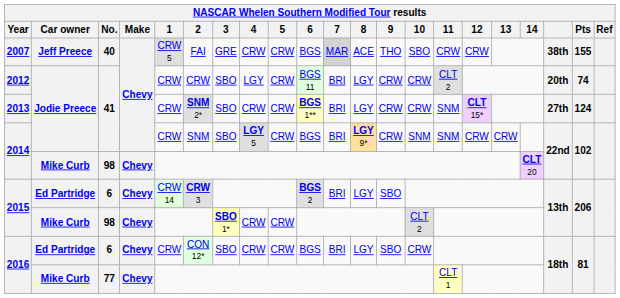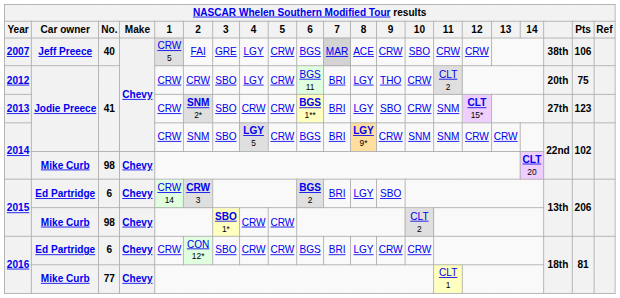(254, 52) CRW -> (254, 52) LGY
(391, 52) THO -> (391, 52) CRW
(583, 52) 155 -> (583, 52) 106
(391, 80) CRW -> (391, 80) THO
(583, 80) 74 -> (583, 80) 75
(391, 109) CRW -> (391, 109) SBO
(583, 109) 124 -> (583, 109) 123
(391, 250) SBO -> (391, 250) CRW
